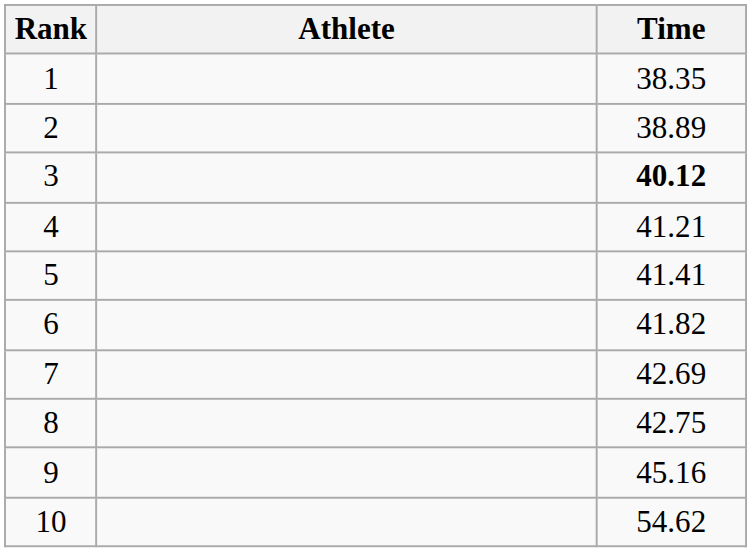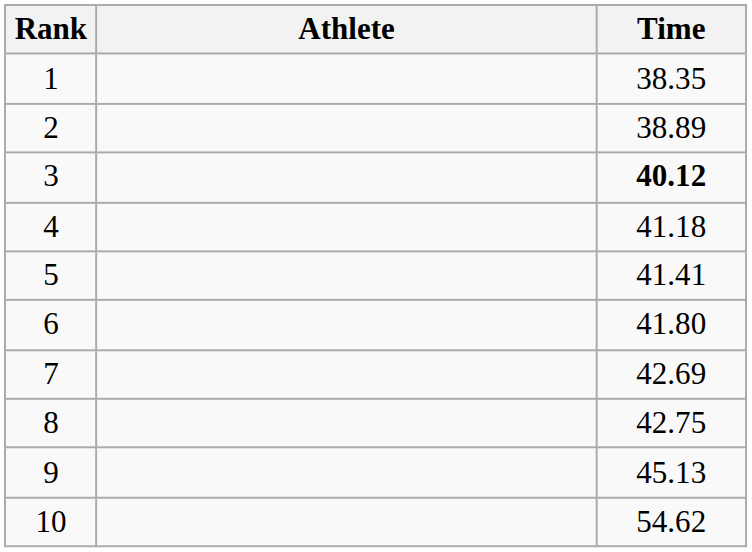(671, 226) 41.21 -> (671, 226) 41.18
(671, 324) 41.82 -> (671, 324) 41.80
(671, 472) 45.16 -> (671, 472) 45.13
